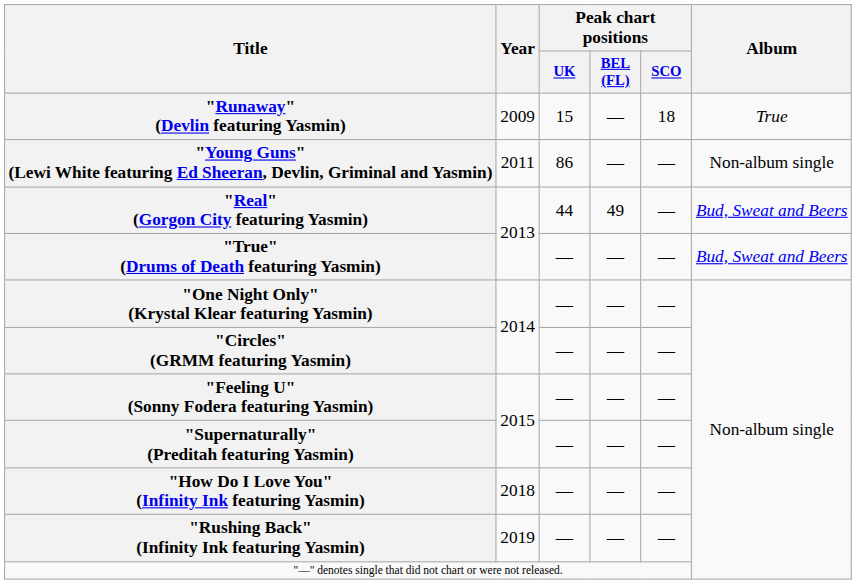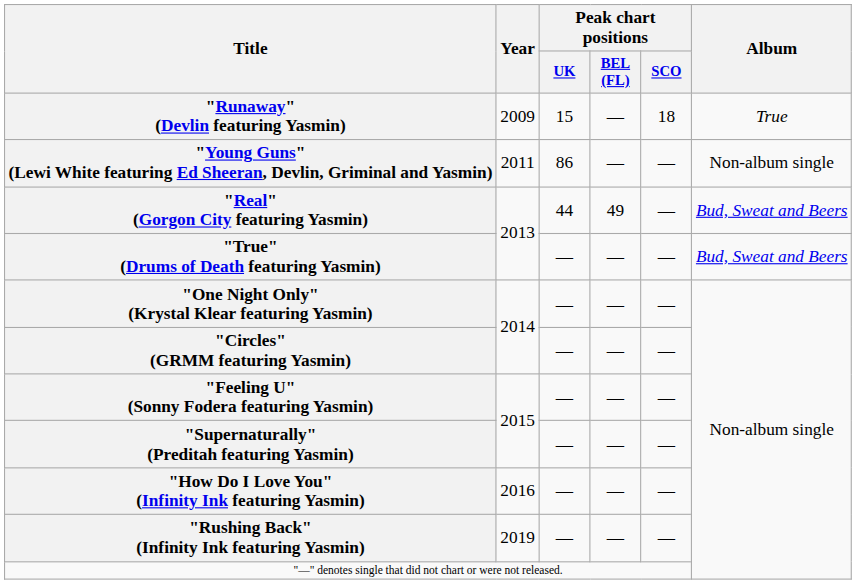(518, 491) 2018 -> (518, 491) 2016
